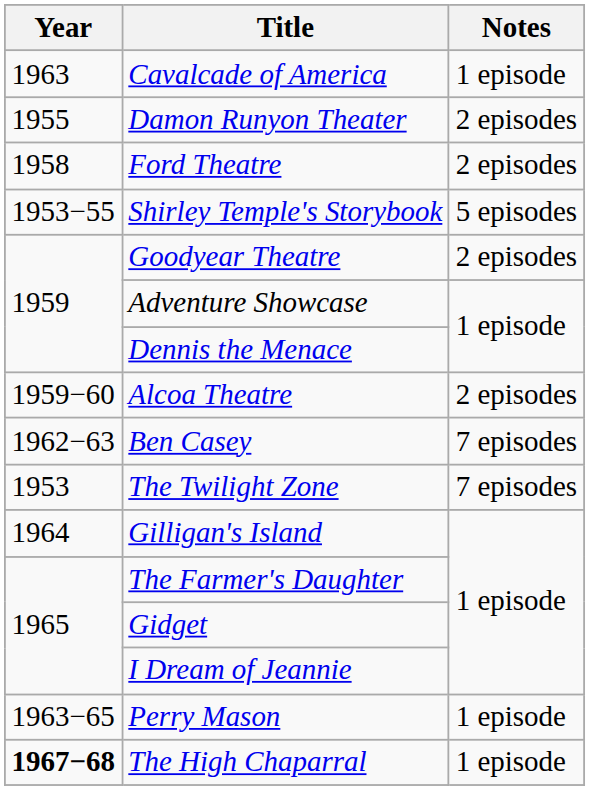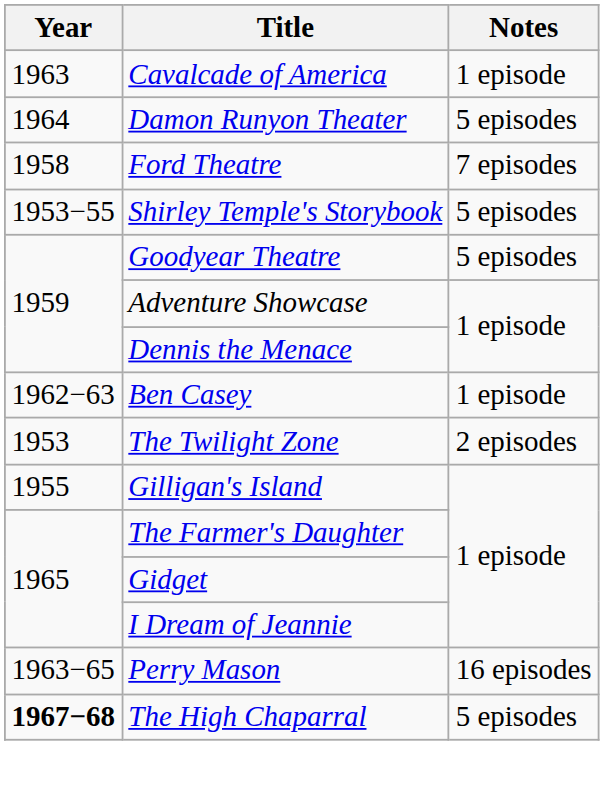(41, 119) 1955 -> (41, 119) 1964
(516, 119) 2 episodes -> (516, 119) 5 episodes
(516, 165) 2 episodes -> (516, 165) 7 episodes
(516, 257) 2 episodes -> (516, 257) 5 episodes
- row: (210, 394)
(516, 440) 7 episodes -> (511, 394) 1 episode
(516, 486) 7 episodes -> (516, 440) 2 episodes
(41, 532) 1964 -> (41, 486) 1955
(511, 716) 1 episode -> (524, 670) 16 episodes
(511, 762) 1 episode -> (516, 716) 5 episodes
